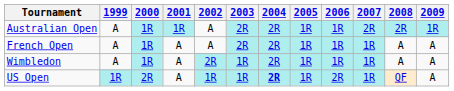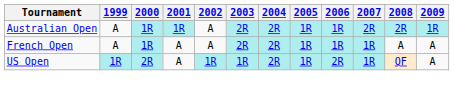- row: (34, 61)
(274, 78) bold -> (274, 61) normal
